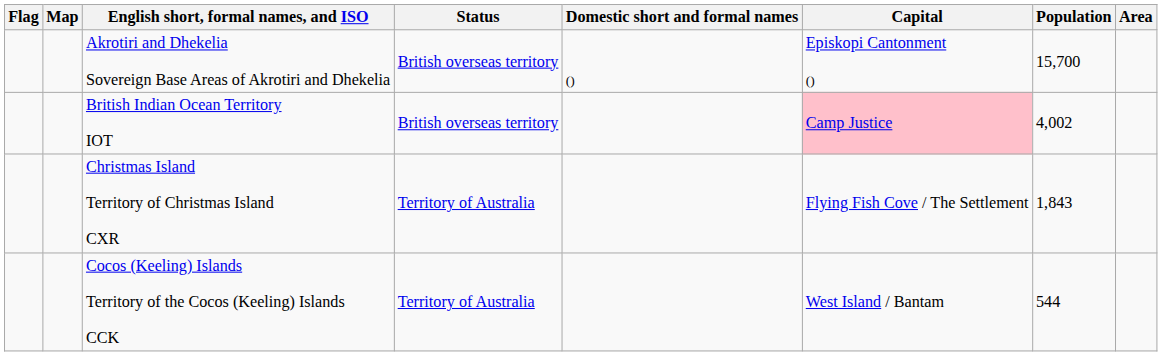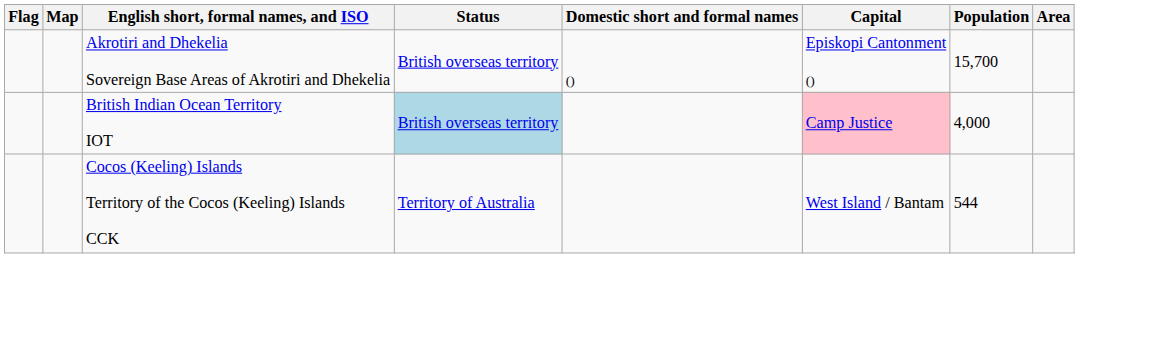(478, 123) no background -> (478, 123) lightblue background
(1054, 123) 4,002 -> (972, 123) 4,000
- row: (180, 203)
